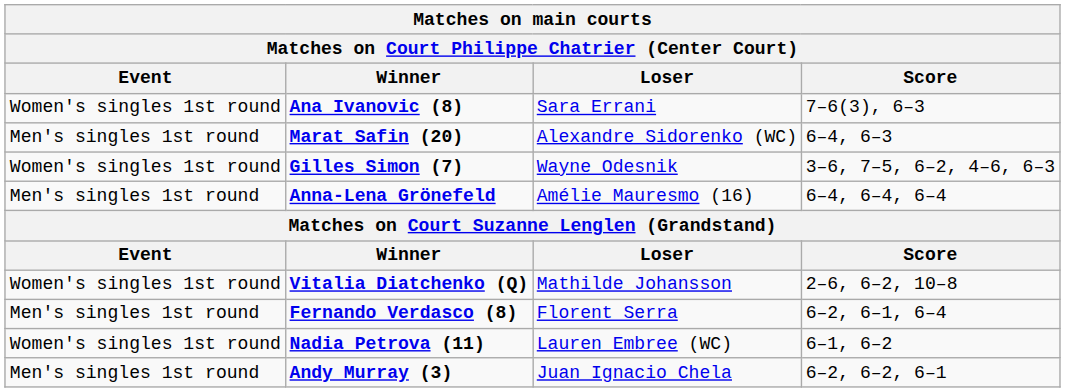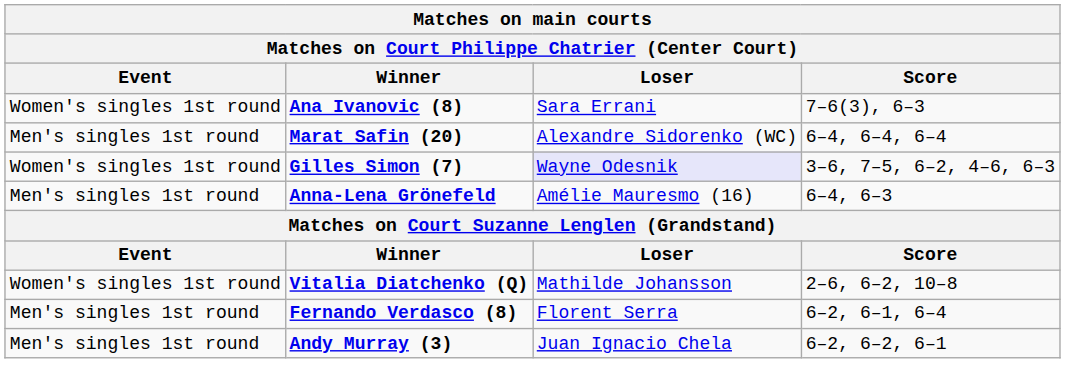(849, 137) 6–4, 6–3 -> (876, 137) 6–4, 6–4, 6–4
(607, 167) no background -> (607, 167) lavender background
(876, 196) 6–4, 6–4, 6–4 -> (849, 196) 6–4, 6–3
- row: (387, 343)
